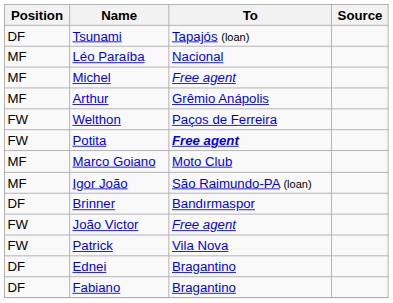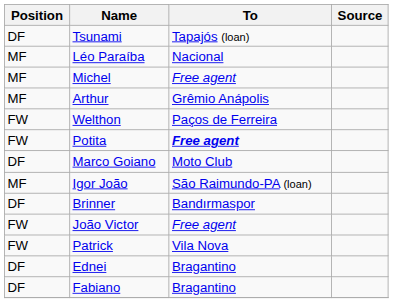(17, 162) MF -> (16, 162) DF
